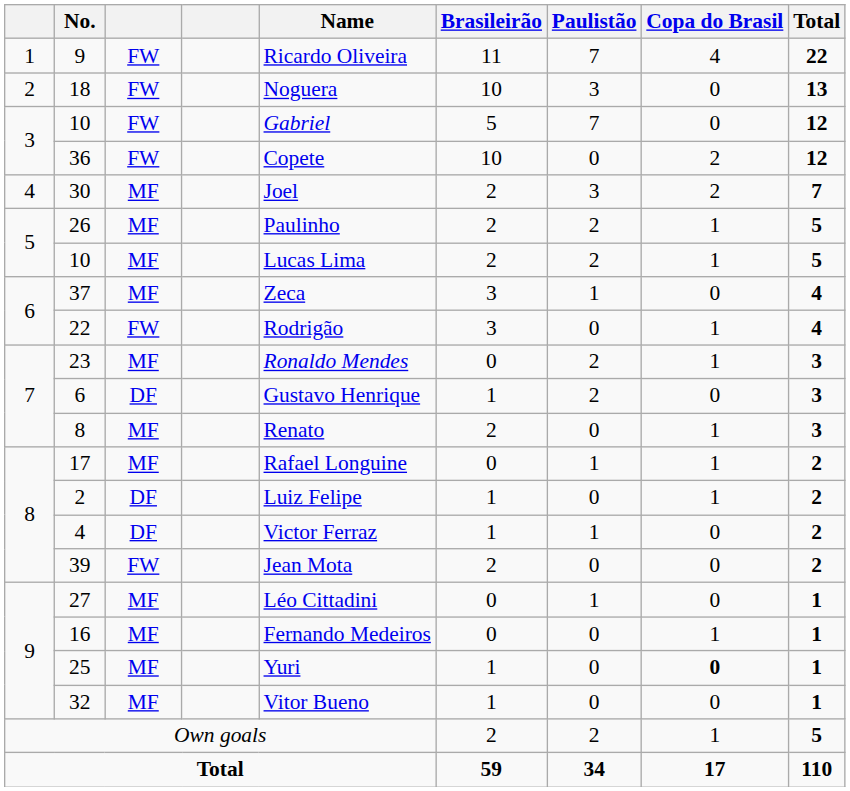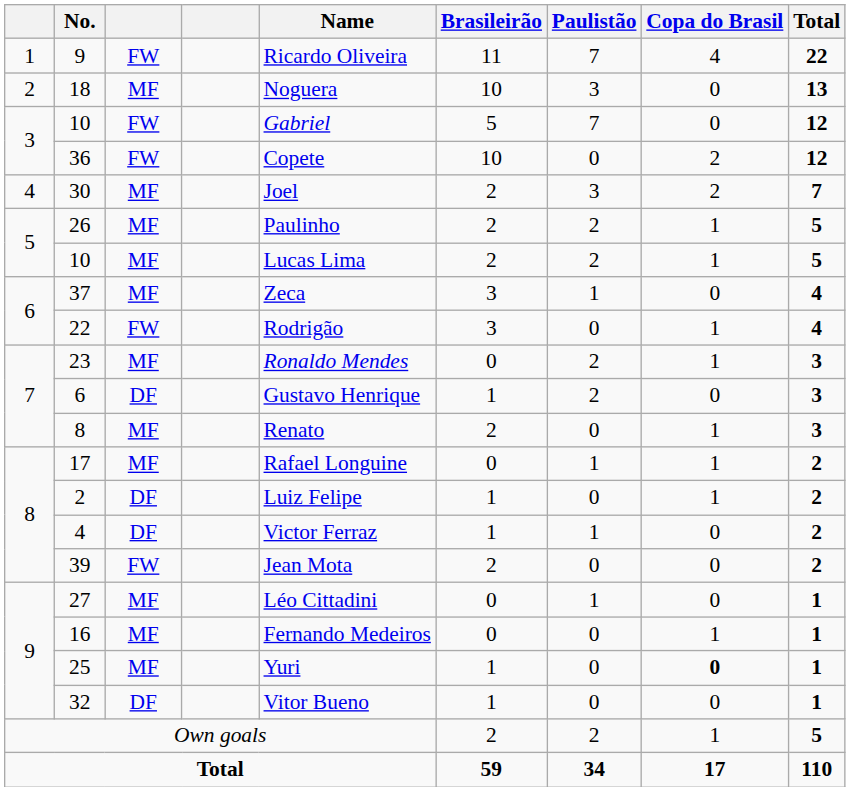(143, 89) FW -> (143, 89) MF
(143, 701) MF -> (143, 701) DF
